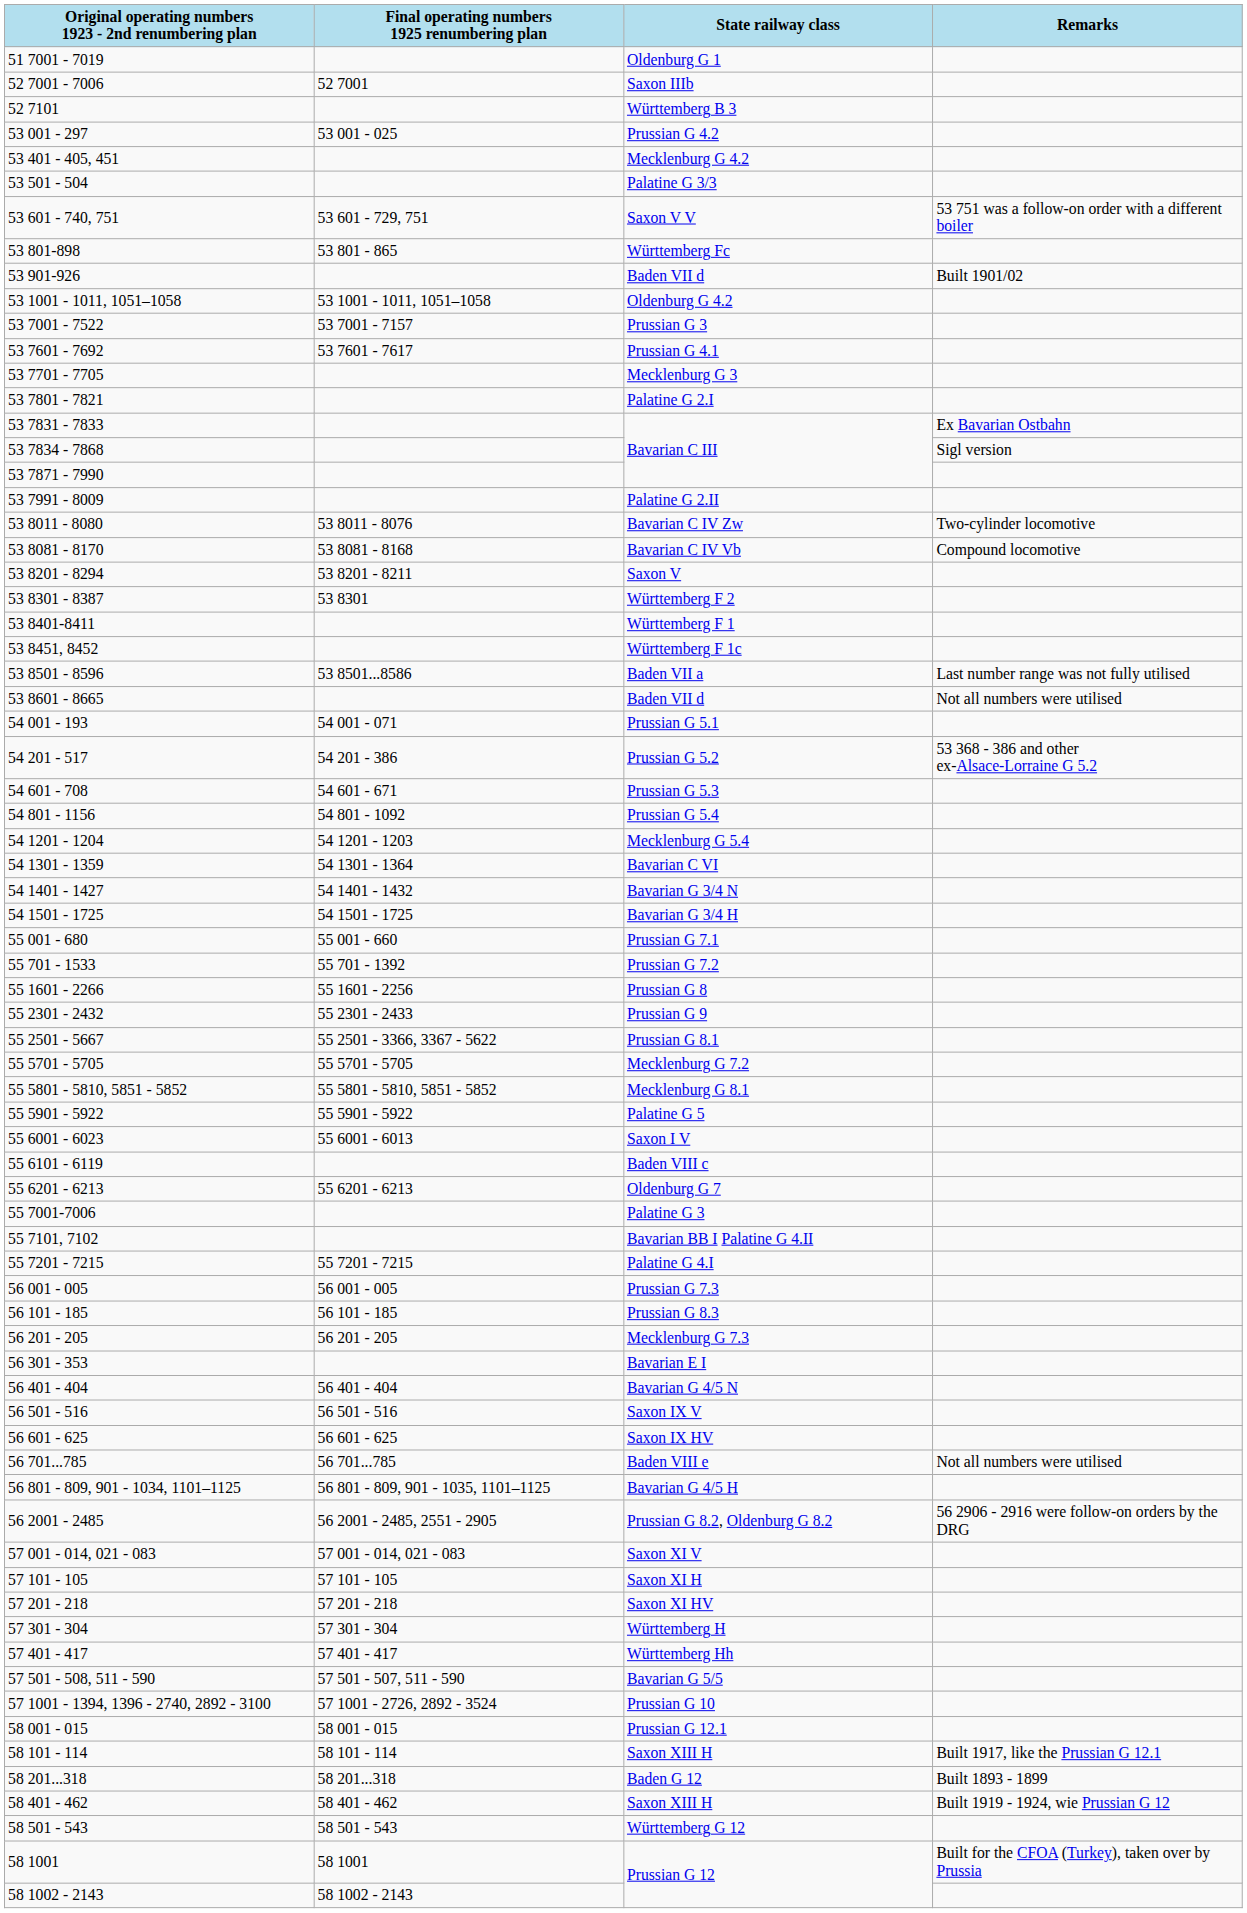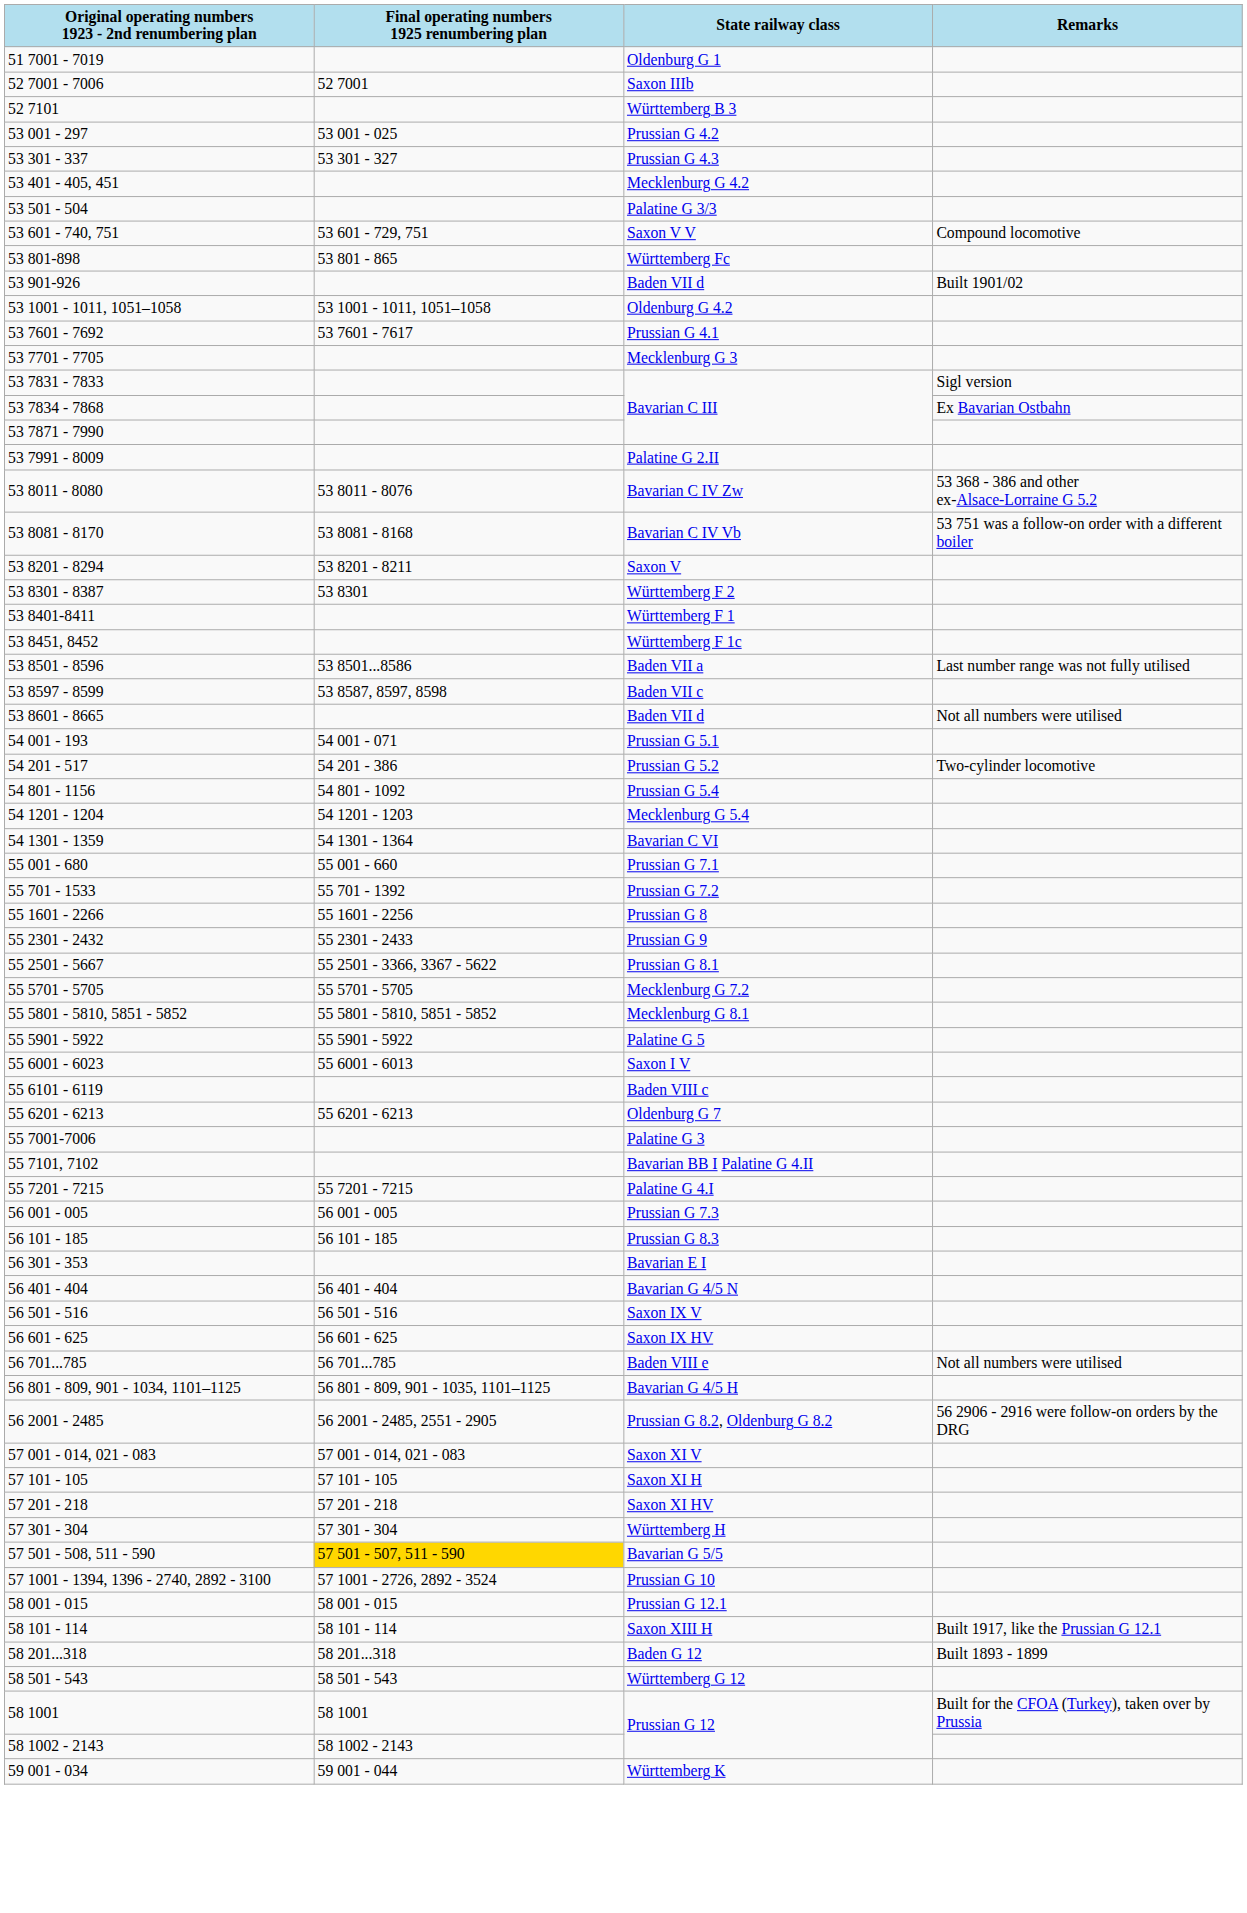+ row: (48, 158)
(1079, 217) 53 751 was a follow-on order with a different boiler -> (1008, 233) Compound locomotive
- row: (56, 325)
- row: (56, 400)
(1003, 425) Ex Bavarian Ostbahn -> (974, 382) Sigl version
(974, 450) Sigl version -> (1003, 407) Ex Bavarian Ostbahn
(1016, 524) Two-cylinder locomotive -> (1017, 491) 53 368 - 386 and other ex-Alsace-Lorraine G 5.2
(1008, 549) Compound locomotive -> (1079, 533) 53 751 was a follow-on order with a different boiler
+ row: (56, 691)
(1017, 757) 53 368 - 386 and other ex-Alsace-Lorraine G 5.2 -> (1016, 766) Two-cylinder locomotive
- row: (48, 791)
- row: (56, 890)
- row: (56, 915)
- row: (48, 1338)
- row: (48, 1654)
(391, 1679) no background -> (391, 1554) gold background
- row: (48, 1803)
+ row: (48, 1771)
